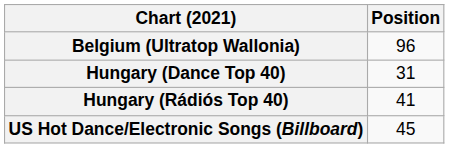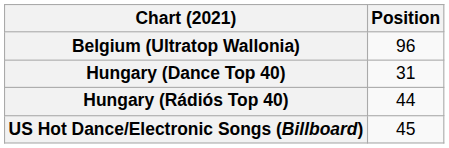(406, 101) 41 -> (406, 101) 44
